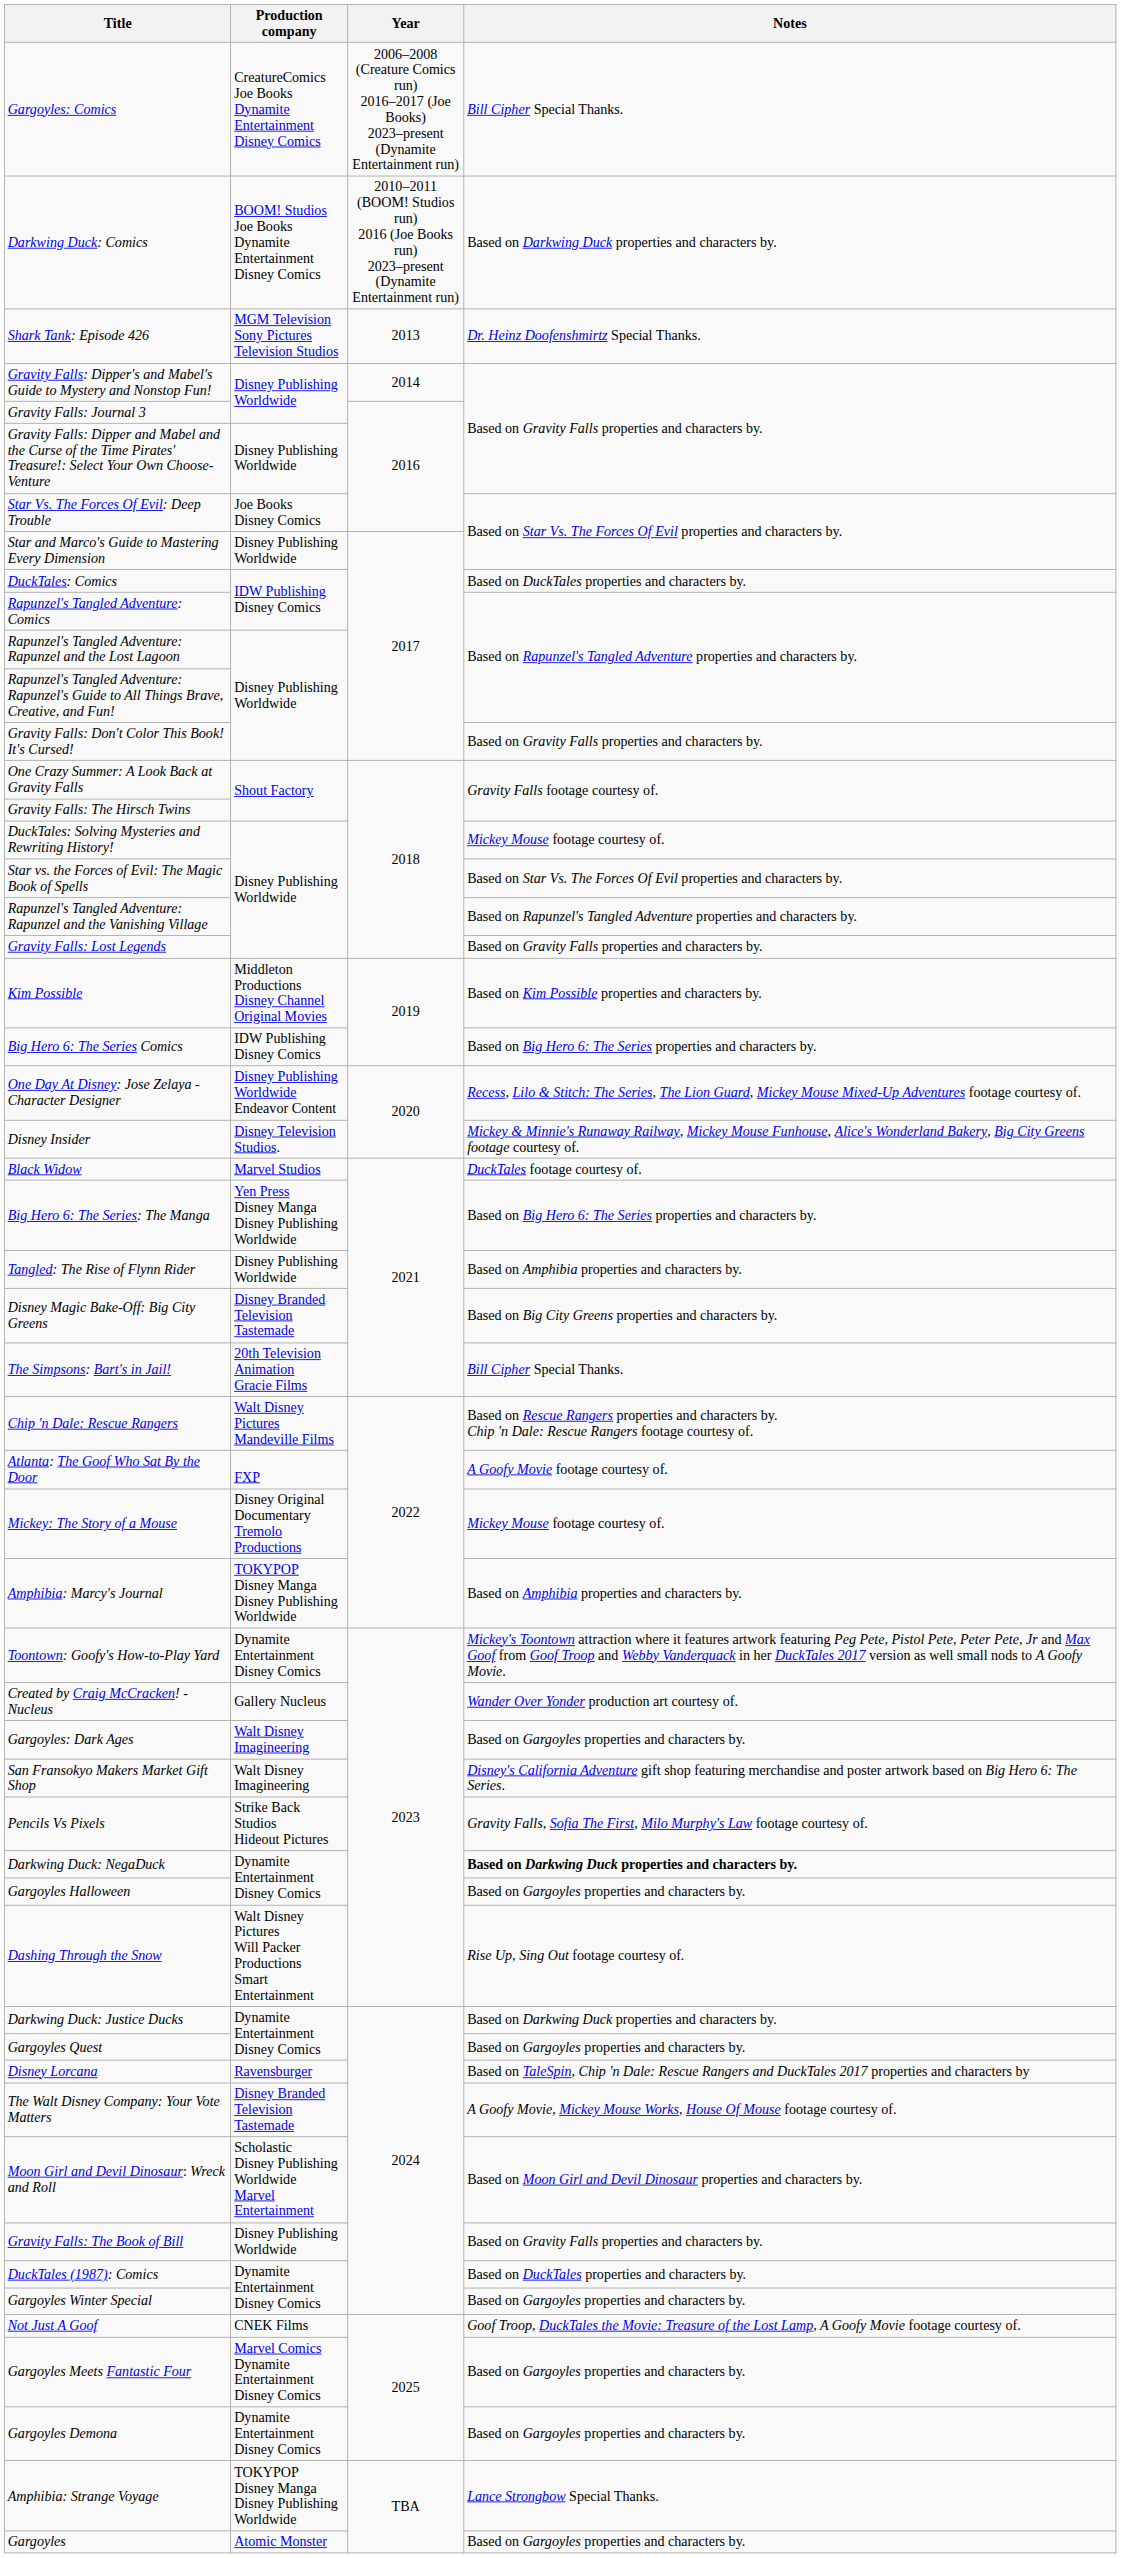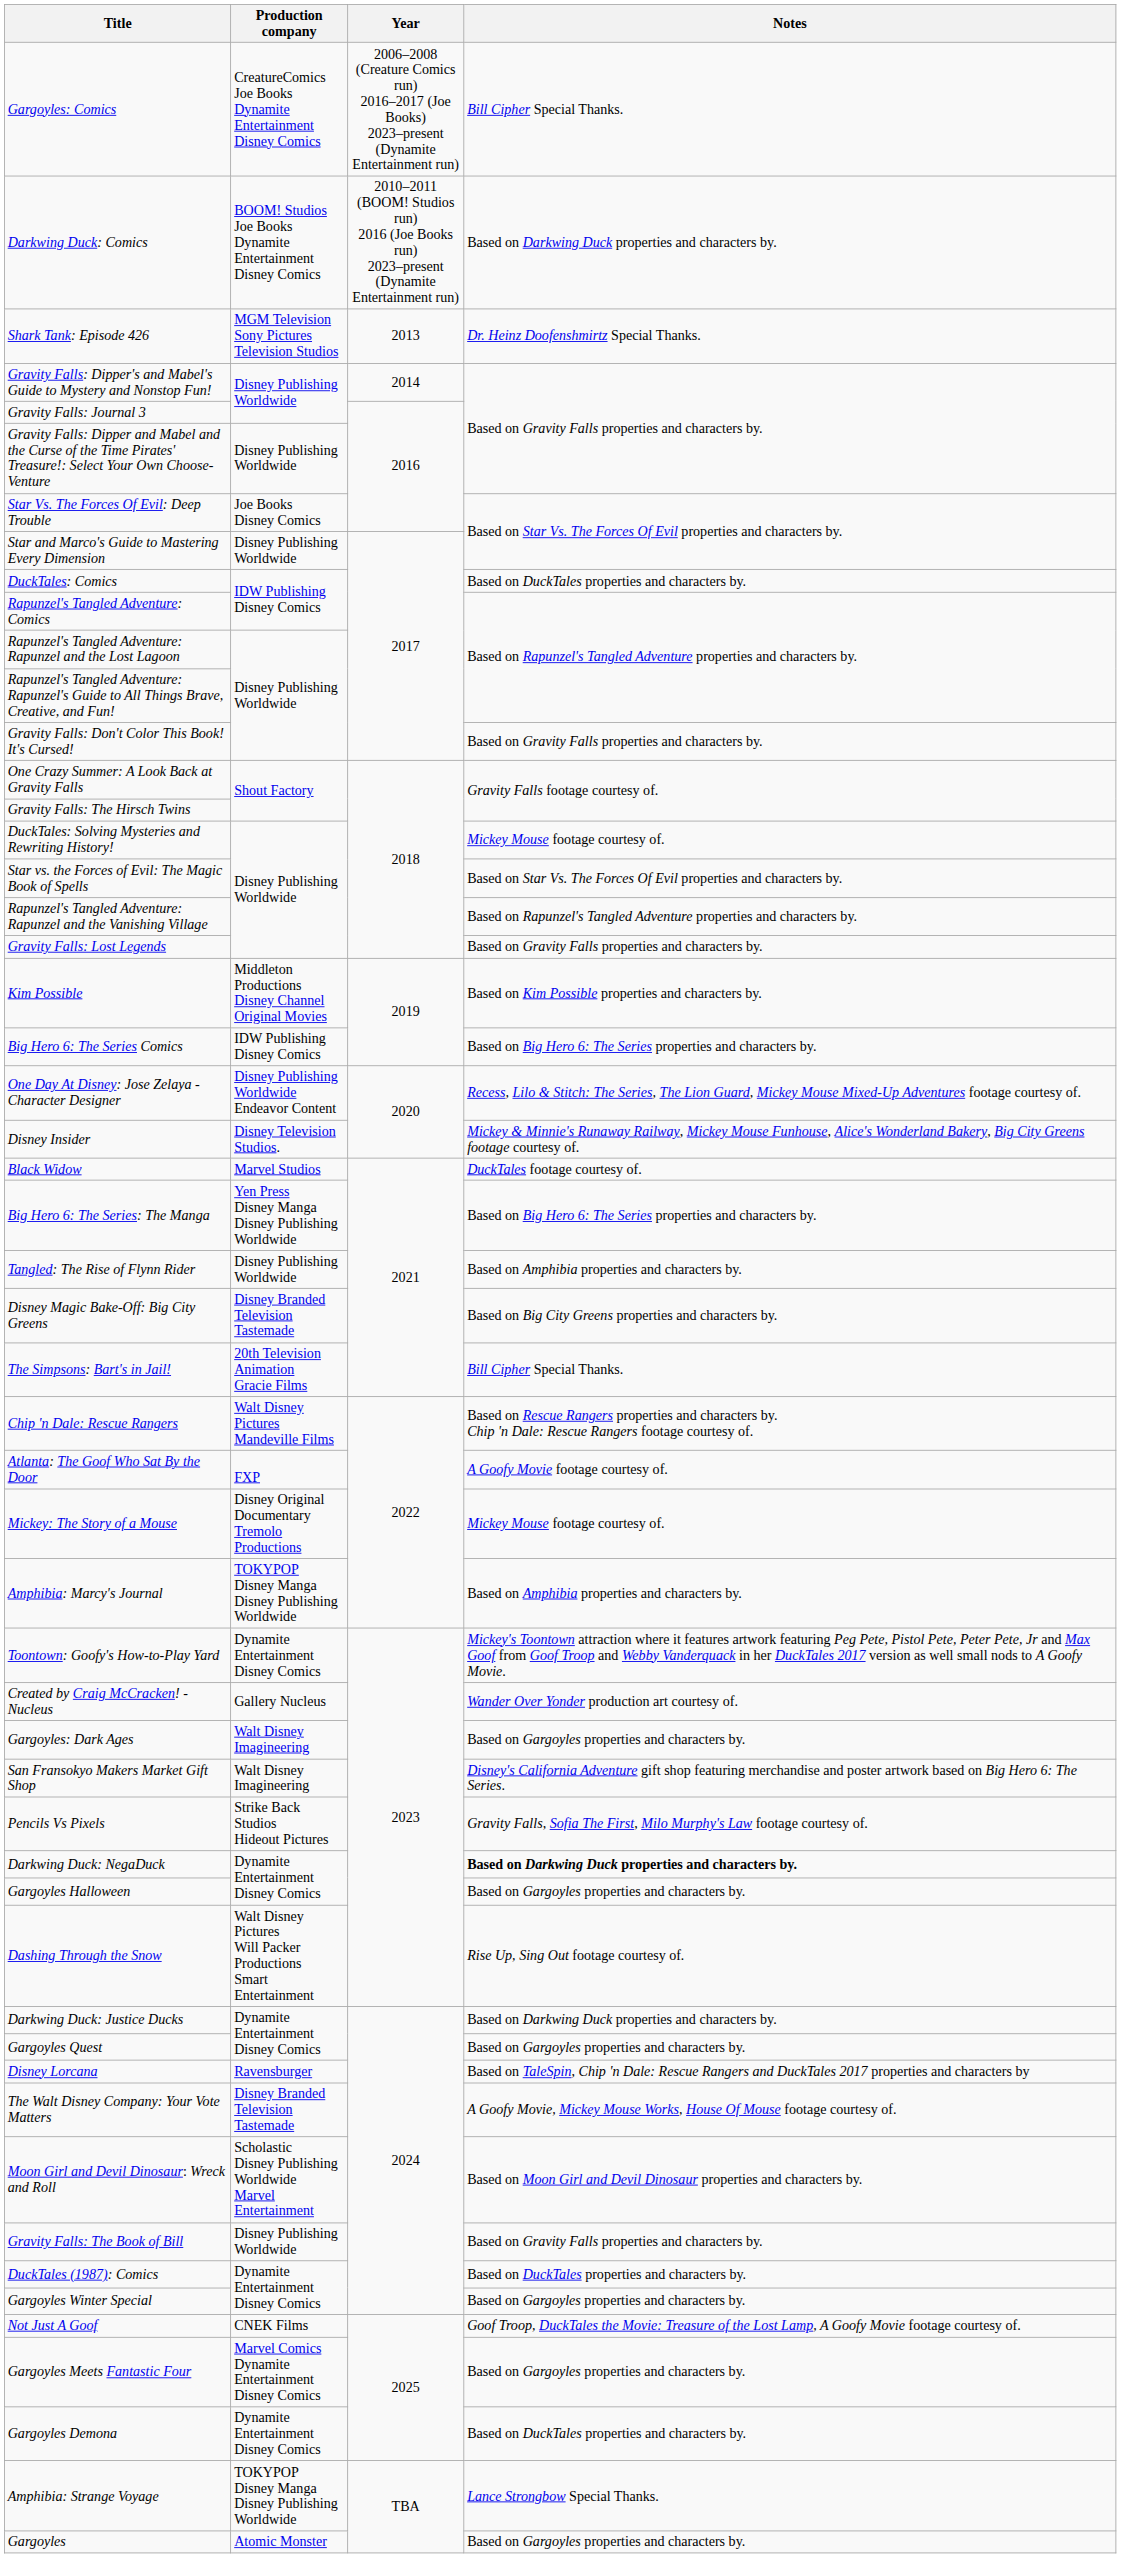(606, 2433) Based on Gargoyles properties and characters by. -> (607, 2433) Based on DuckTales properties and characters by.
